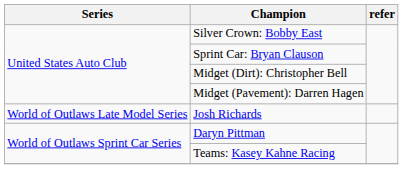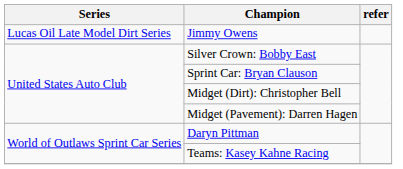+ row: (222, 34)
- row: (227, 113)
